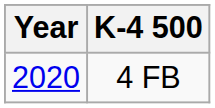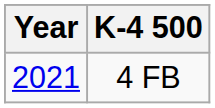(46, 77) 2020 -> (46, 77) 2021
